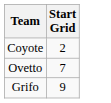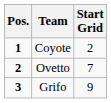+ column: (18, 21)
